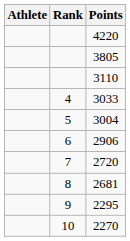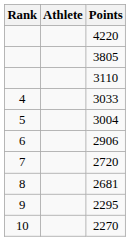columns swapped: (68, 15) <-> (27, 15)
